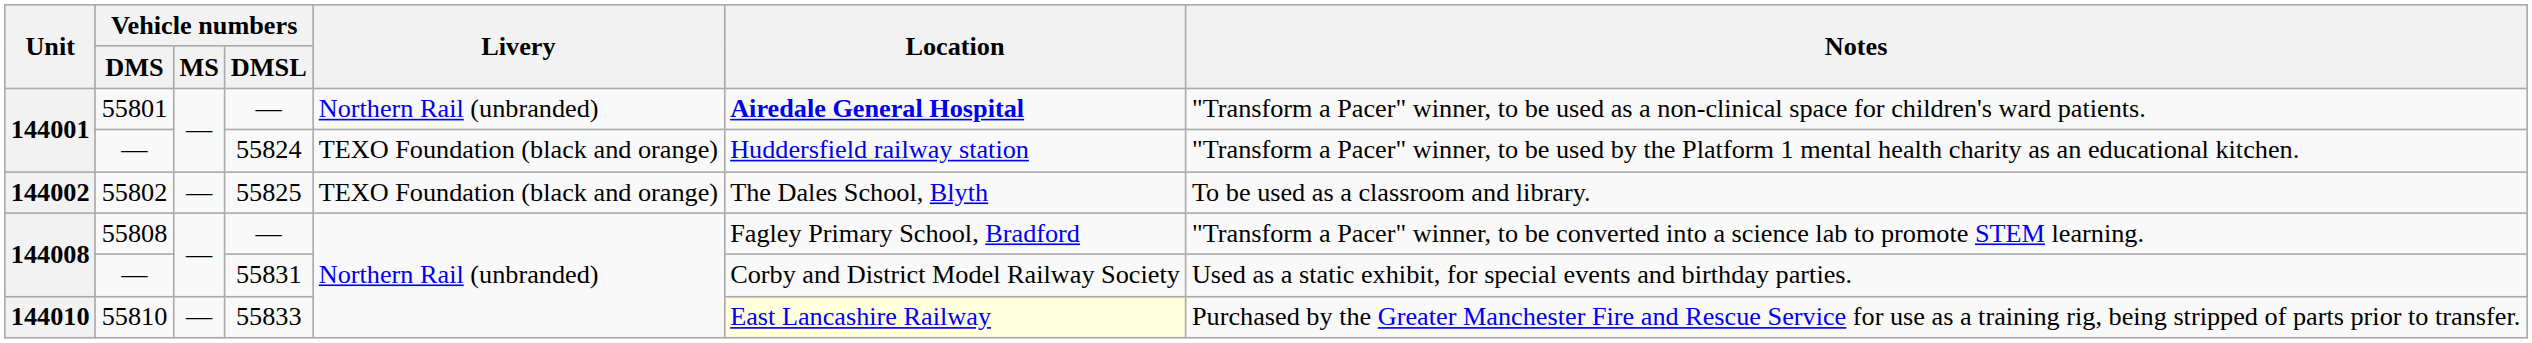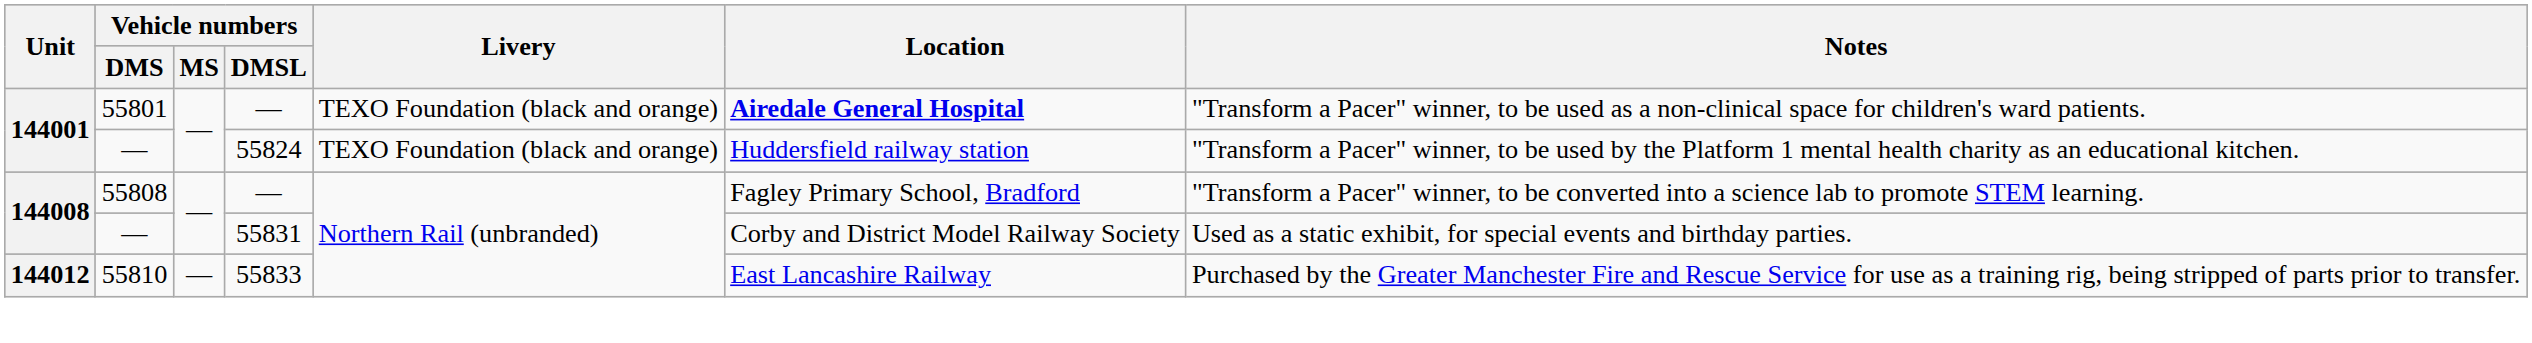(459, 108) Northern Rail (unbranded) -> (518, 108) TEXO Foundation (black and orange)
- row: (134, 191)
(50, 316) 144010 -> (50, 274) 144012
(861, 316) lightyellow background -> (861, 274) no background
